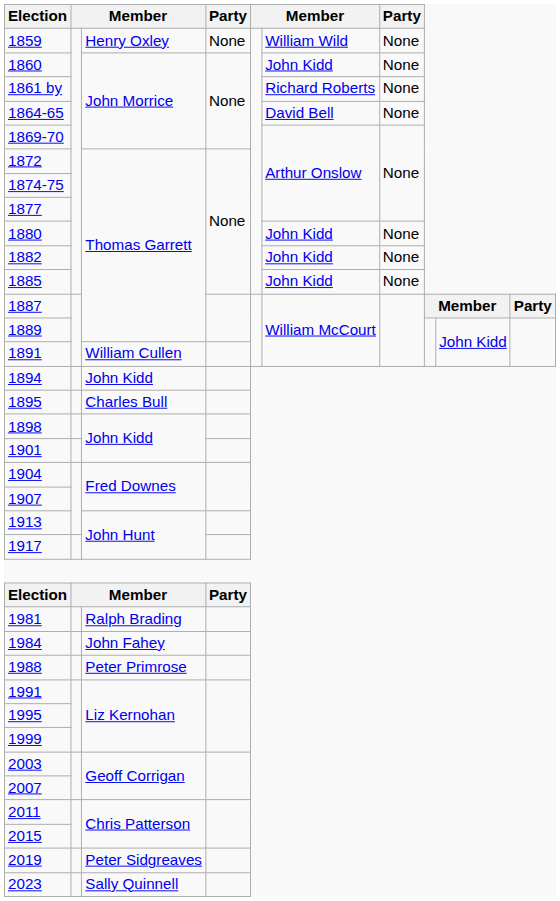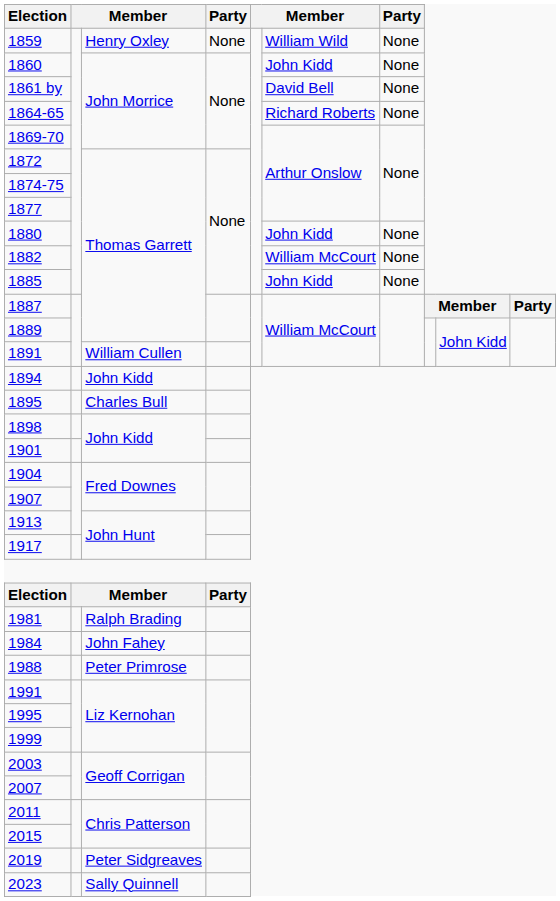(320, 88) Richard Roberts -> (299, 88) David Bell
(299, 112) David Bell -> (320, 112) Richard Roberts
(299, 257) John Kidd -> (321, 257) William McCourt
